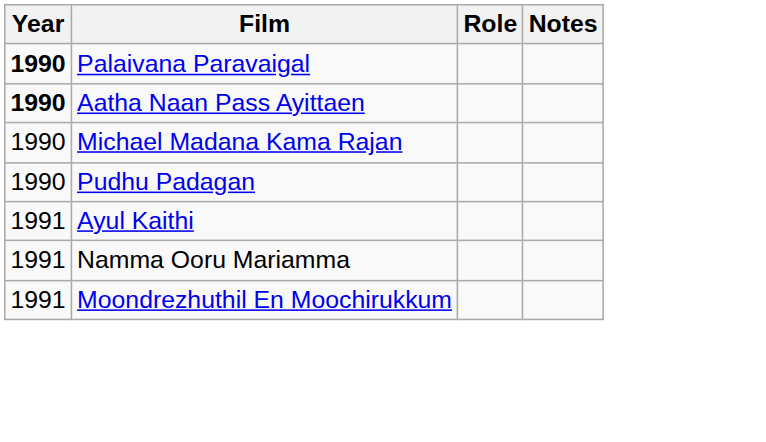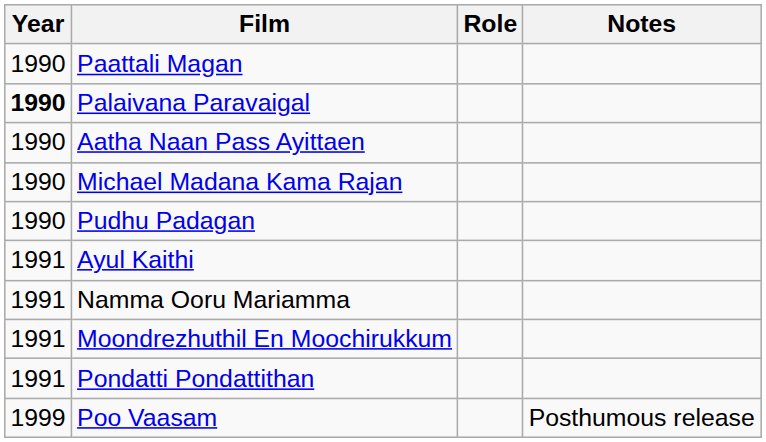+ row: (160, 63)
(38, 102) bold -> (38, 142) normal
+ row: (196, 378)
+ row: (147, 417)
